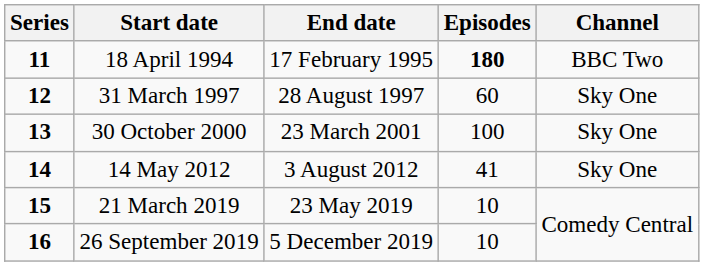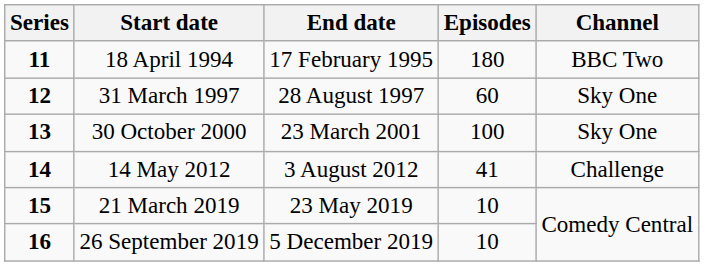(487, 59) bold -> (487, 59) normal
(617, 168) Sky One -> (617, 168) Challenge
